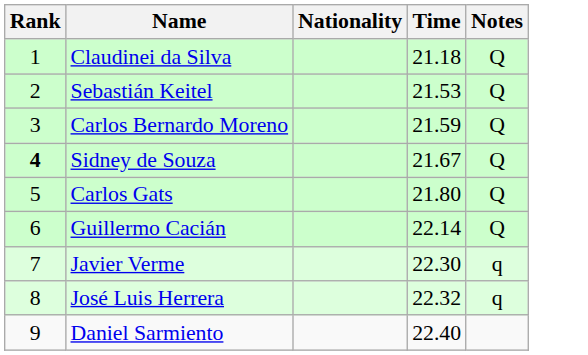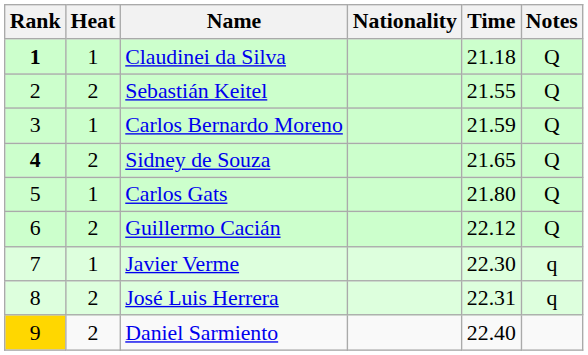+ column: (93, 21)
(35, 56) normal -> (35, 56) bold
(437, 90) 21.53 -> (491, 90) 21.55
(437, 159) 21.67 -> (491, 159) 21.65
(437, 228) 22.14 -> (491, 228) 22.12
(437, 297) 22.32 -> (491, 297) 22.31
(35, 332) no background -> (35, 332) gold background
